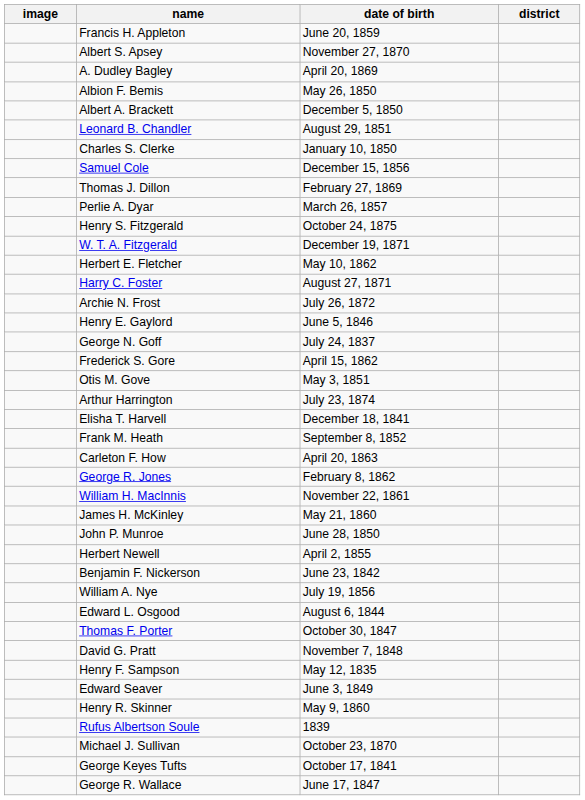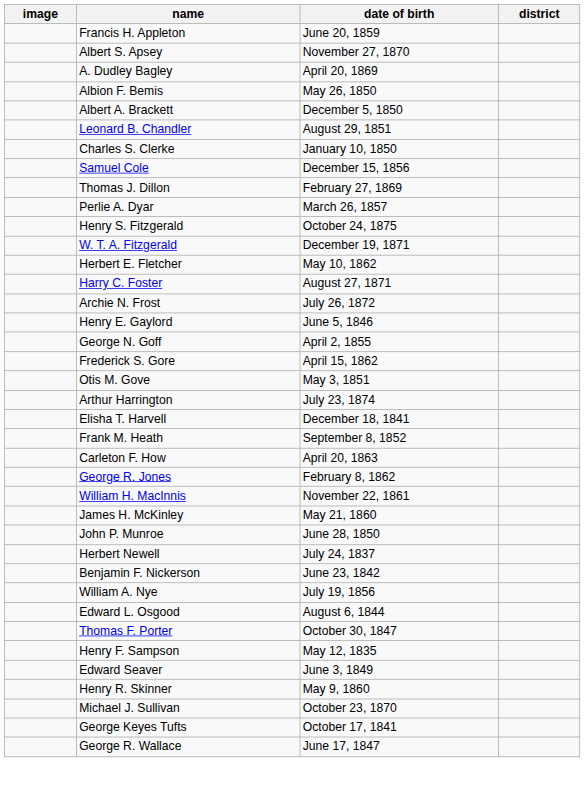(339, 341) July 24, 1837 -> (337, 341) April 2, 1855
(337, 554) April 2, 1855 -> (339, 554) July 24, 1837
- row: (117, 650)
- row: (139, 727)
